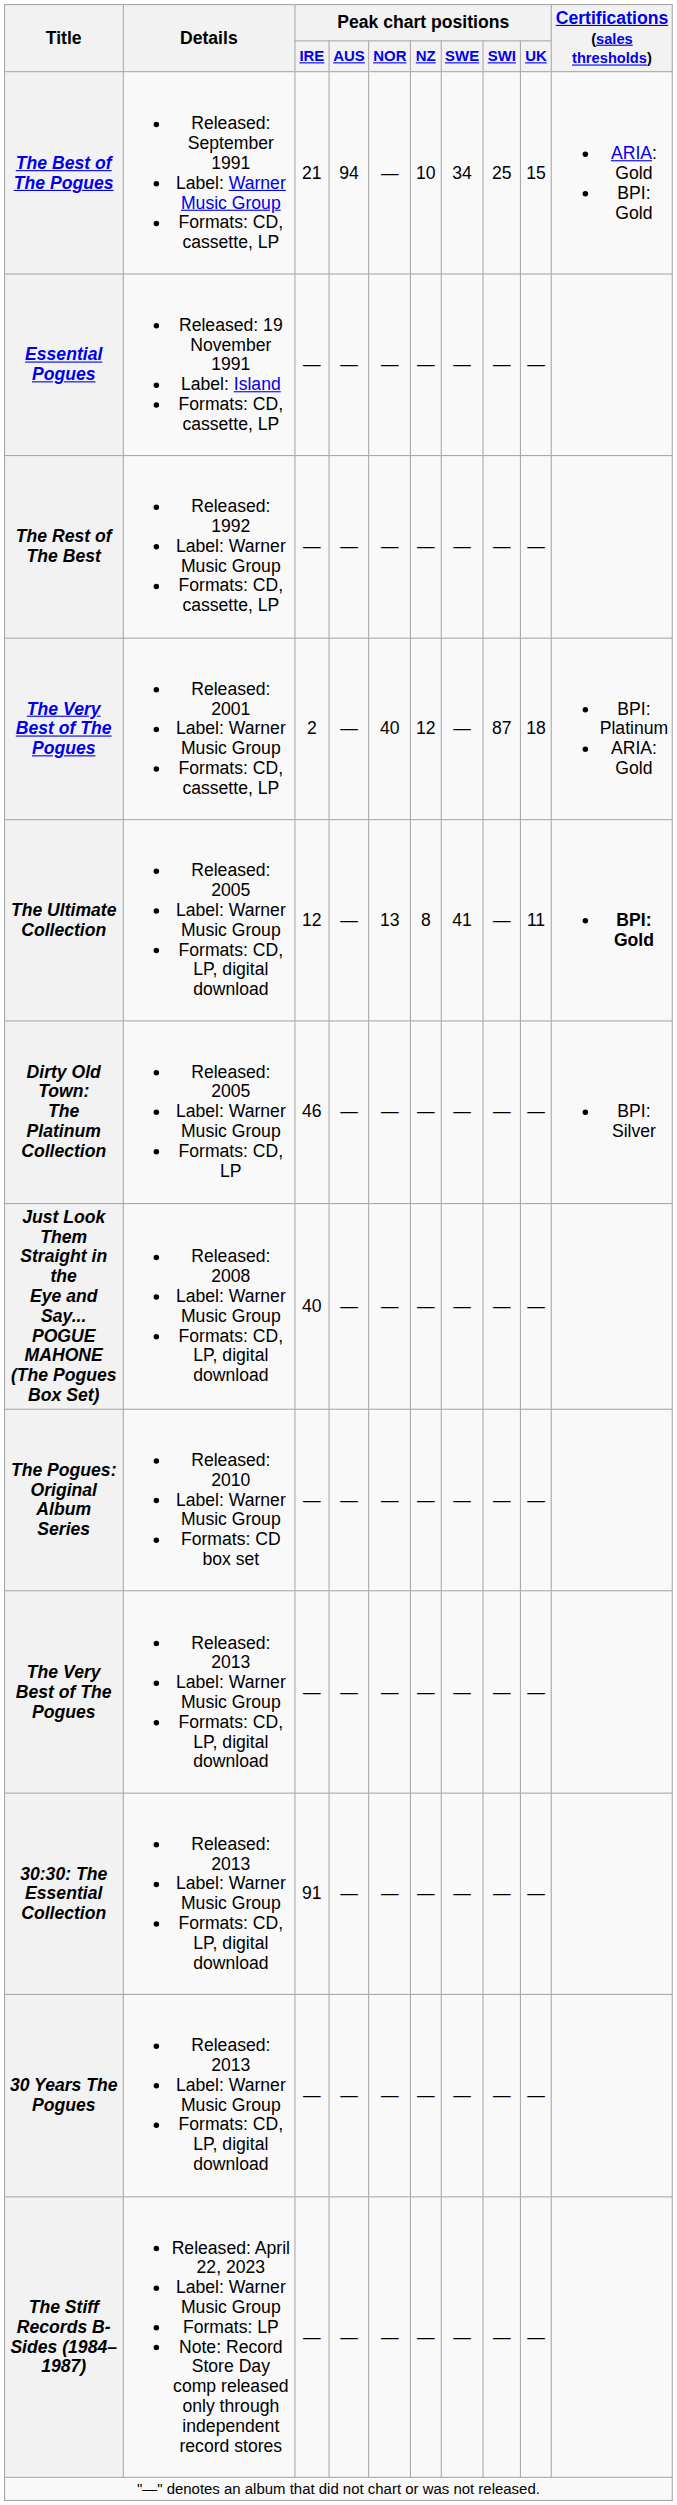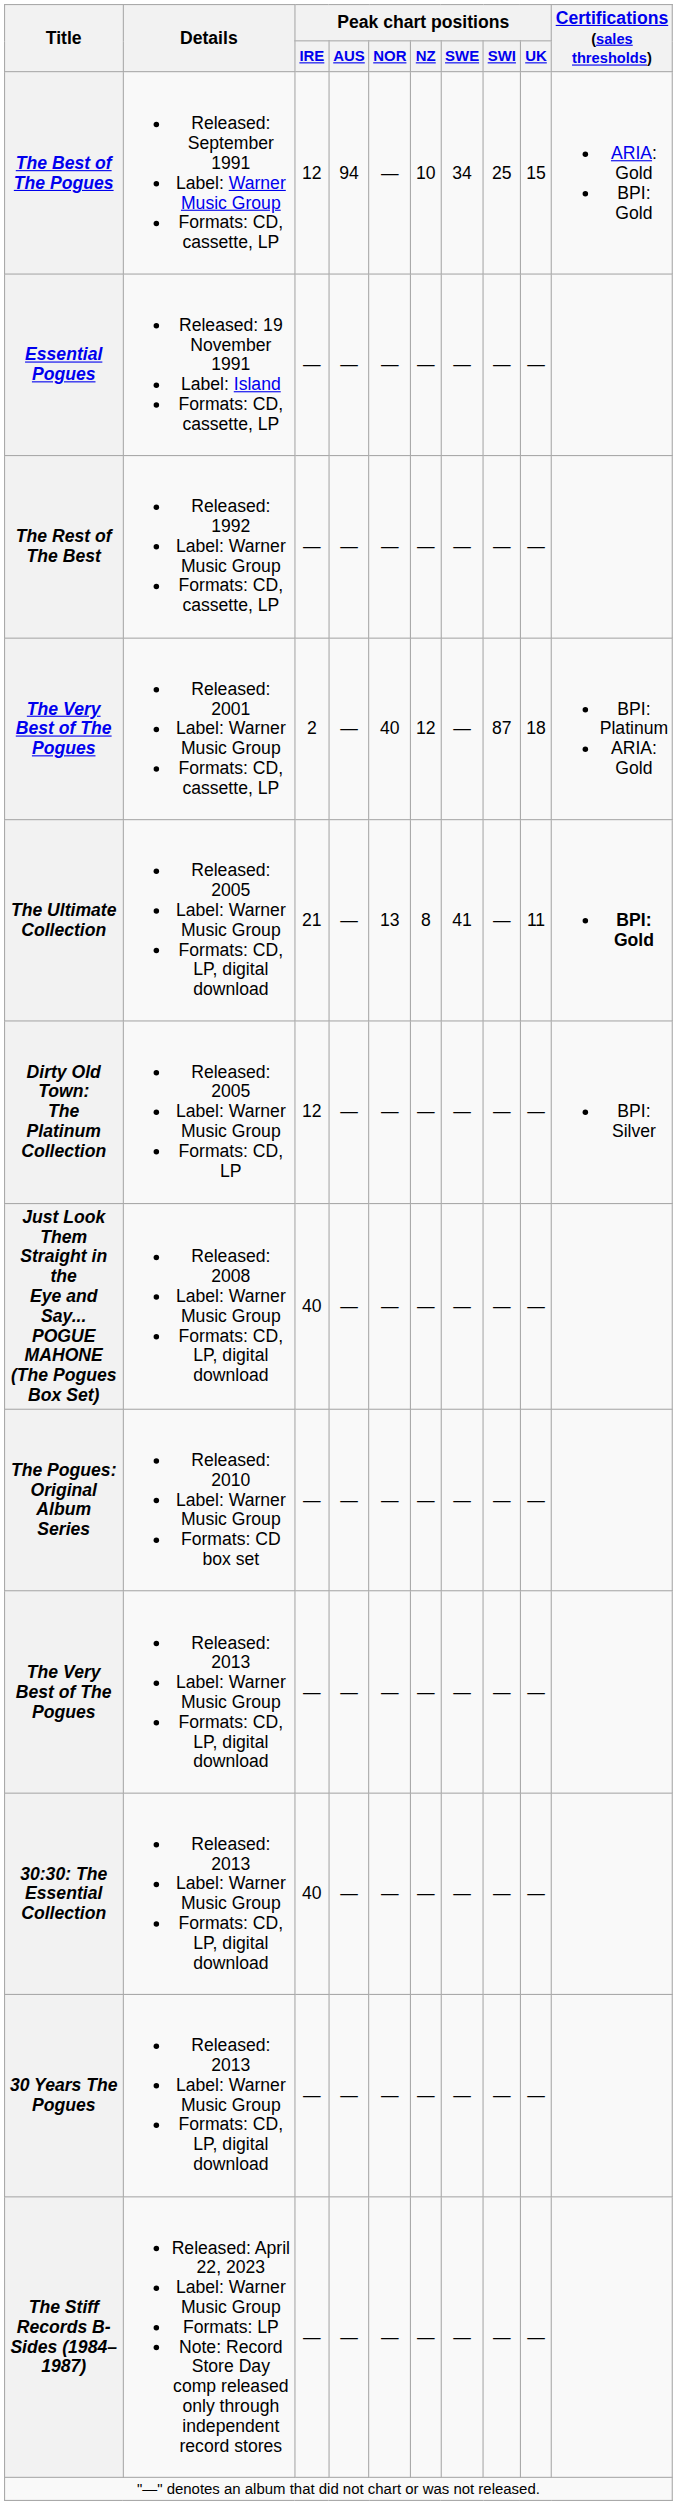(312, 172) 21 -> (312, 172) 12
(312, 920) 12 -> (312, 920) 21
(312, 1112) 46 -> (312, 1112) 12
(312, 1893) 91 -> (312, 1893) 40
